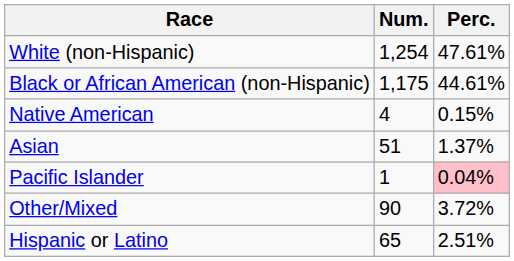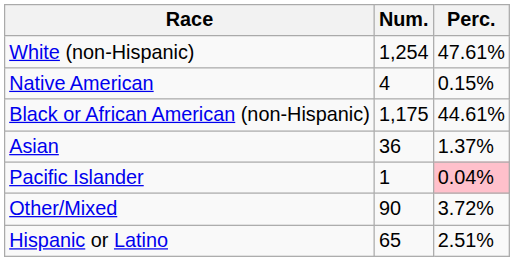rows swapped: (189, 83) <-> (81, 114)
(390, 146) 51 -> (390, 146) 36
